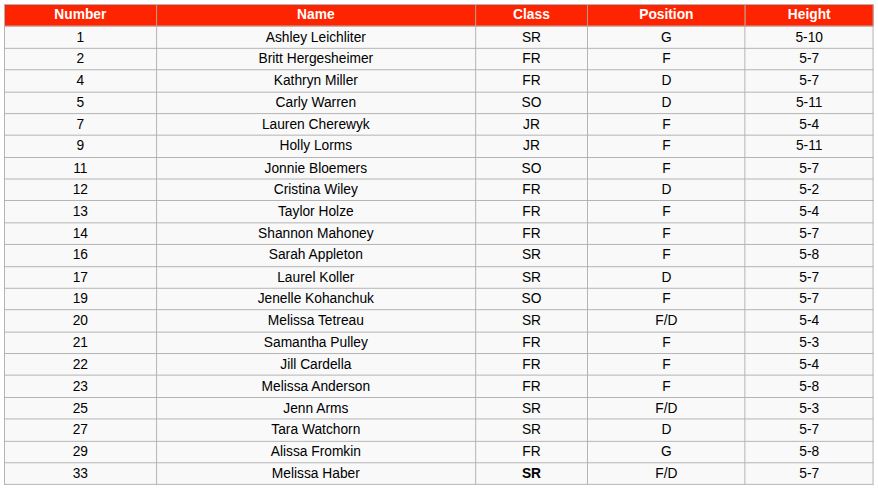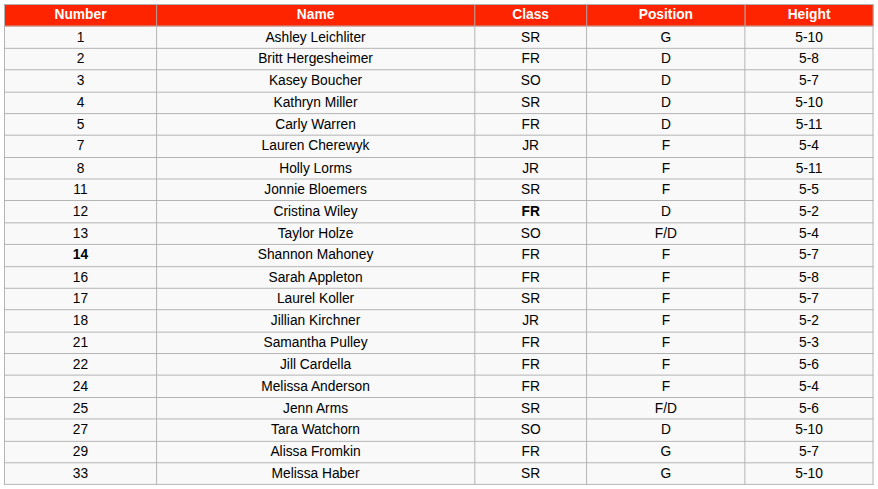(666, 59) F -> (666, 59) D
(809, 59) 5-7 -> (809, 59) 5-8
+ row: (316, 80)
(531, 80) FR -> (531, 102) SR
(809, 80) 5-7 -> (809, 102) 5-10
(531, 102) SO -> (531, 124) FR
(80, 146) 9 -> (81, 168) 8
(531, 168) SO -> (531, 189) SR
(809, 168) 5-7 -> (809, 189) 5-5
(531, 189) normal -> (531, 211) bold
(531, 211) FR -> (531, 233) SO
(666, 211) F -> (666, 233) F/D
(80, 233) normal -> (81, 255) bold
(531, 255) SR -> (531, 277) FR
(666, 277) D -> (666, 299) F
+ row: (316, 320)
- row: (316, 299)
- row: (316, 320)
(809, 364) 5-4 -> (809, 364) 5-6
(80, 386) 23 -> (81, 386) 24
(809, 386) 5-8 -> (809, 386) 5-4
(809, 408) 5-3 -> (809, 408) 5-6
(531, 430) SR -> (531, 430) SO
(809, 430) 5-7 -> (809, 430) 5-10
(809, 451) 5-8 -> (809, 451) 5-7
(531, 473) bold -> (531, 473) normal
(666, 473) F/D -> (666, 473) G
(809, 473) 5-7 -> (809, 473) 5-10
